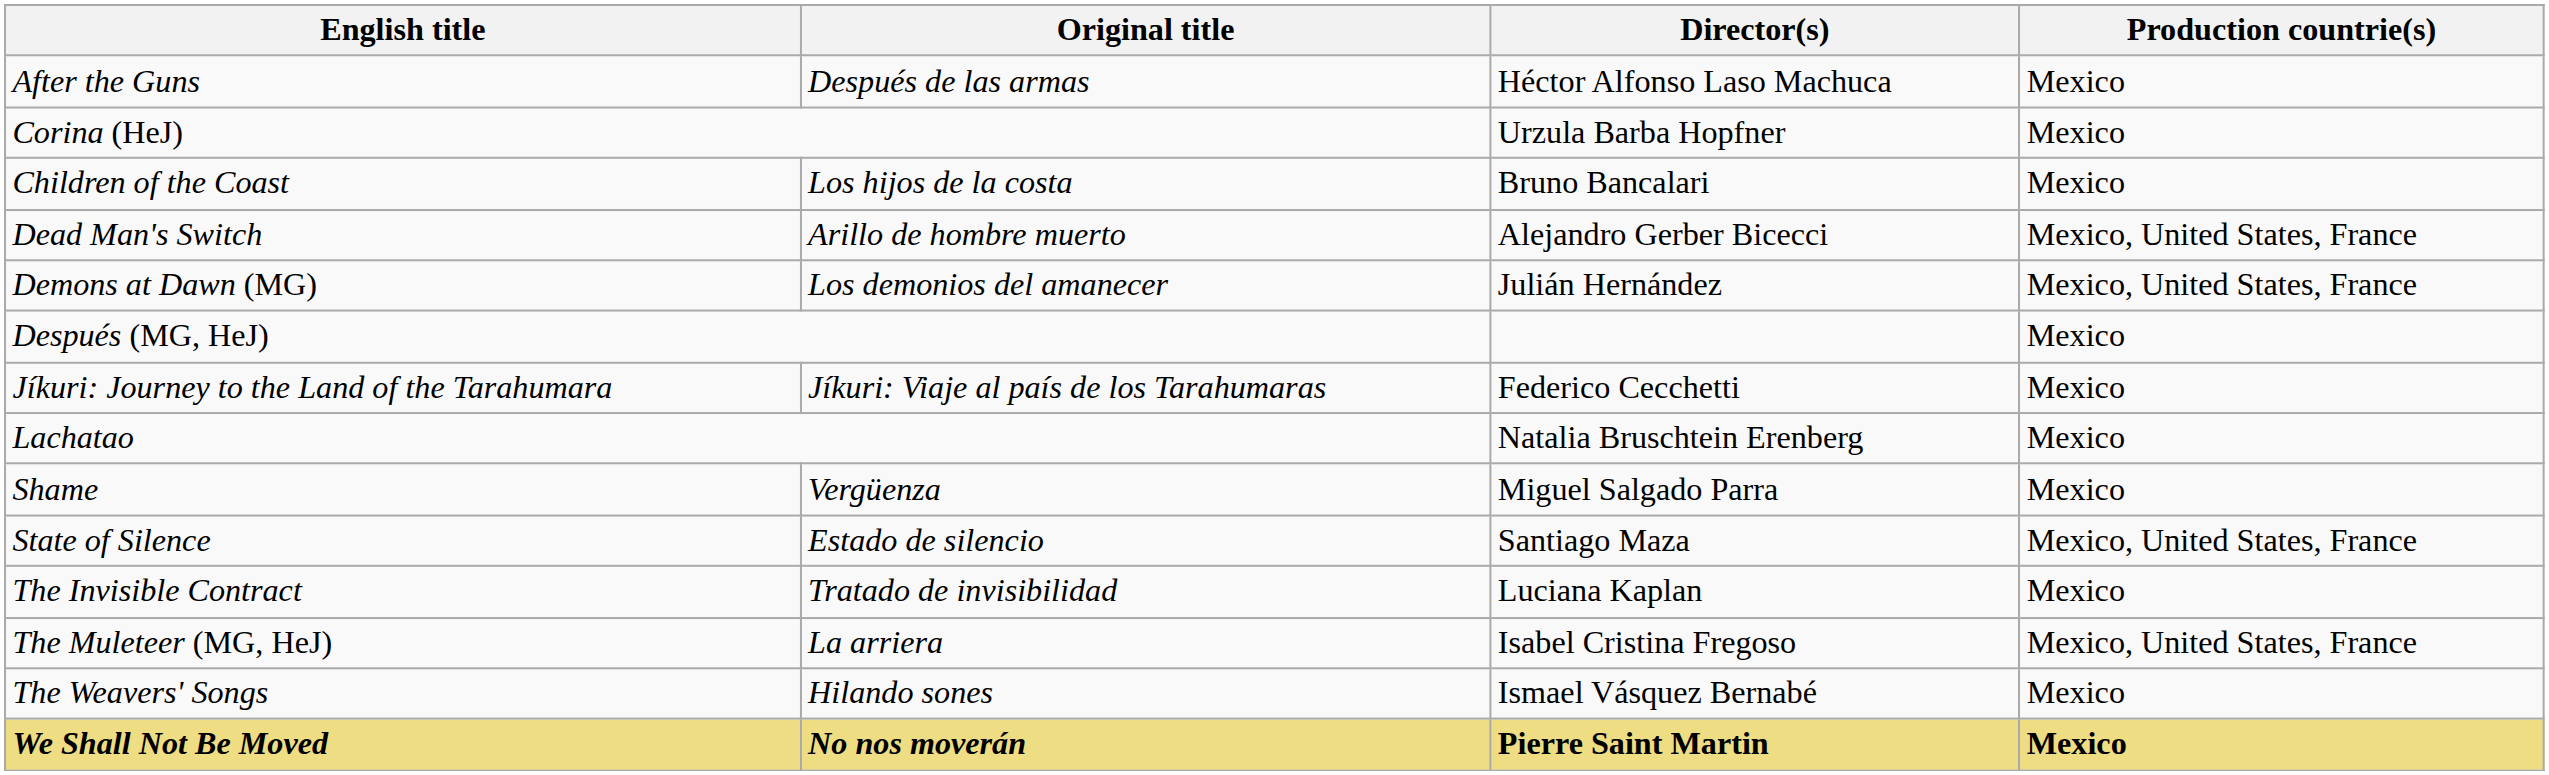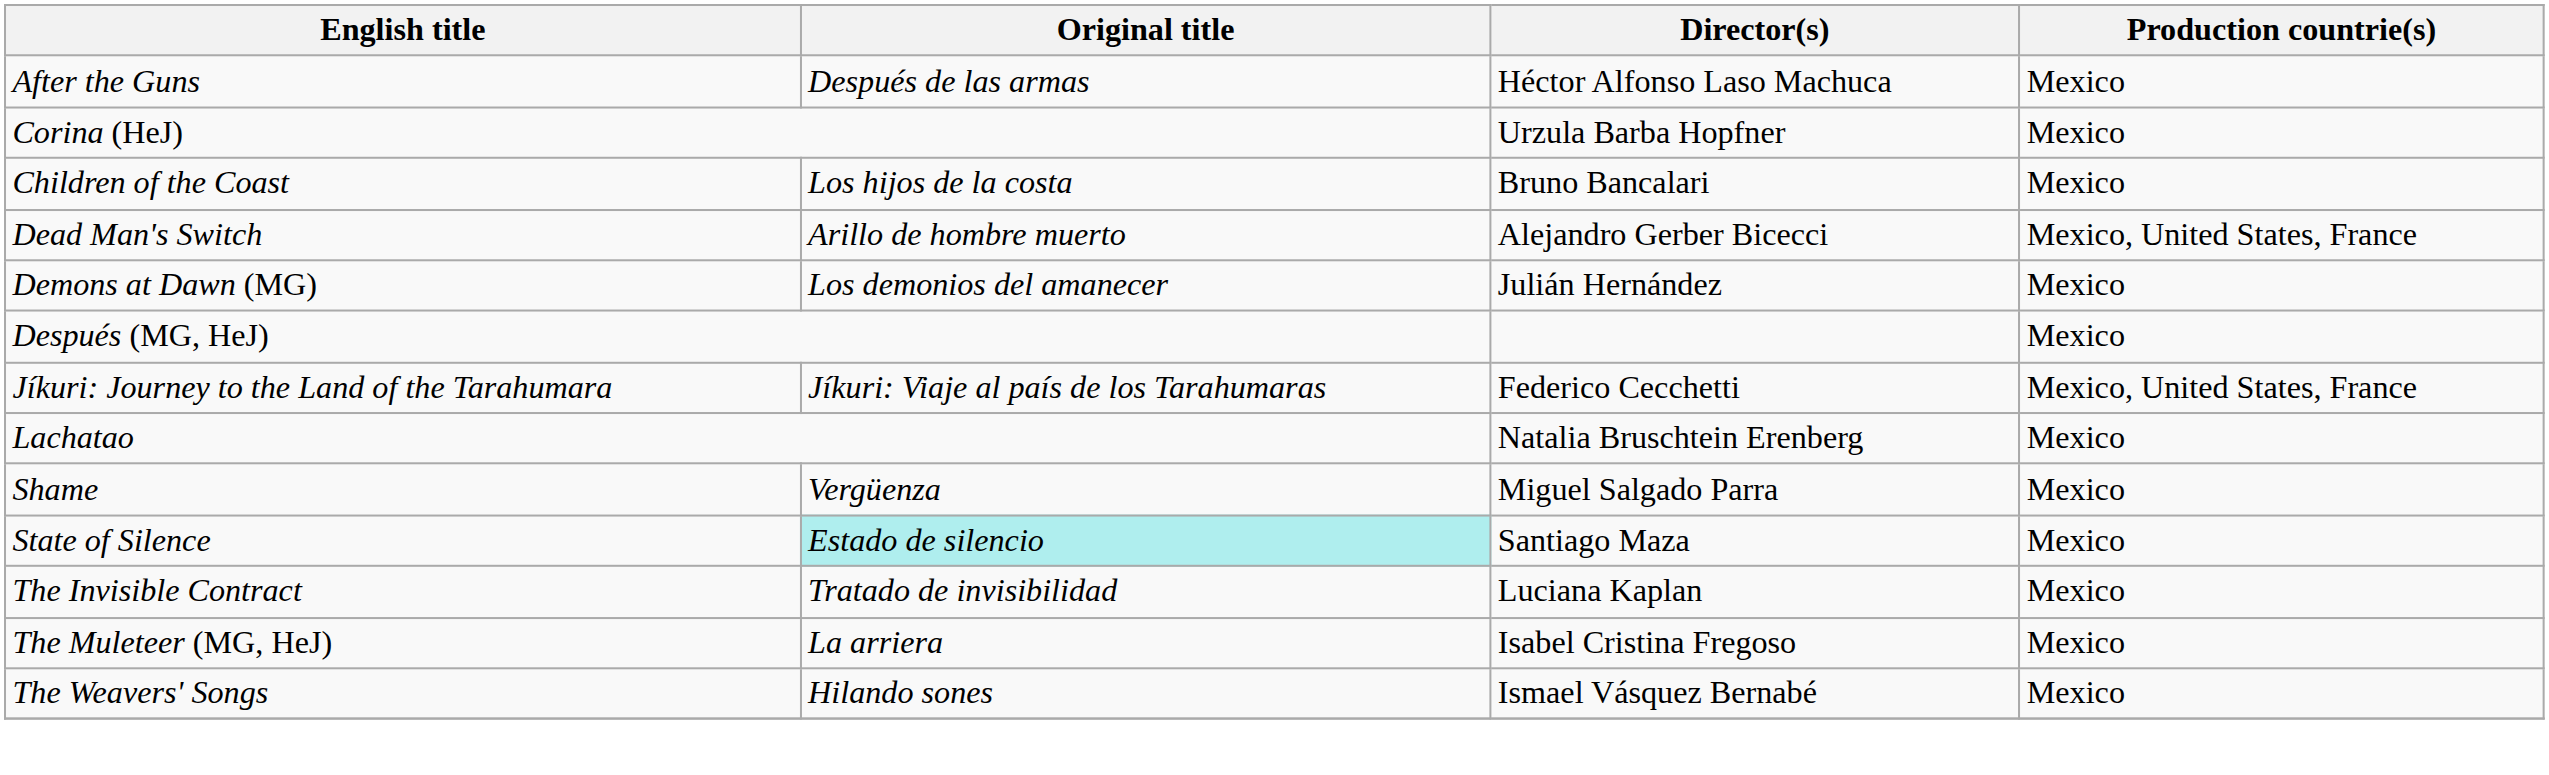(2222, 285) Mexico, United States, France -> (2076, 285) Mexico
(2076, 387) Mexico -> (2222, 387) Mexico, United States, France
(926, 540) no background -> (926, 540) paleturquoise background
(2222, 540) Mexico, United States, France -> (2076, 540) Mexico
(2222, 642) Mexico, United States, France -> (2076, 642) Mexico
- row: (170, 744)
